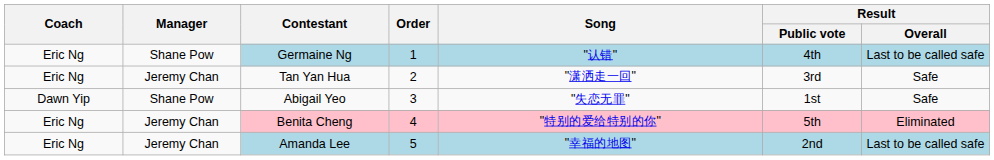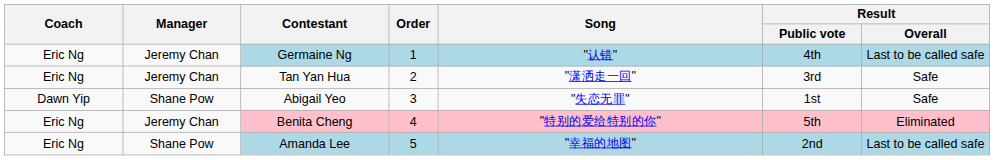(182, 55) Shane Pow -> (182, 55) Jeremy Chan
(182, 143) Jeremy Chan -> (182, 143) Shane Pow
